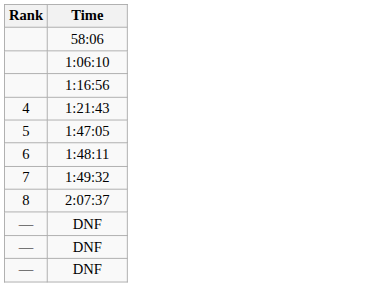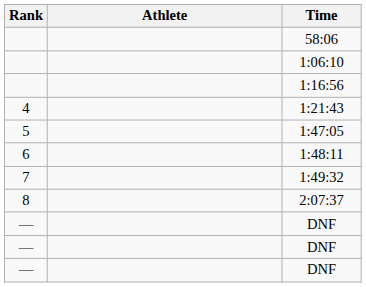+ column: (165, 16)
